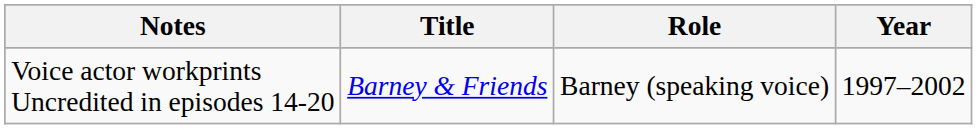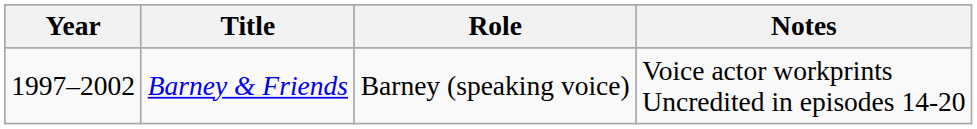columns swapped: (904, 26) <-> (173, 26)
